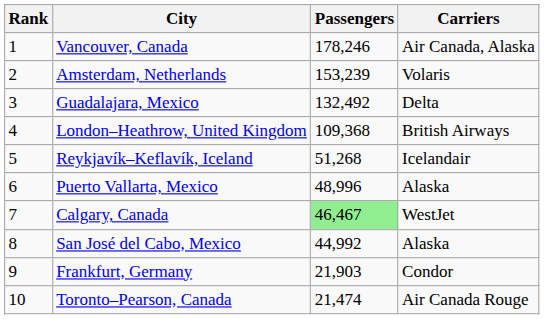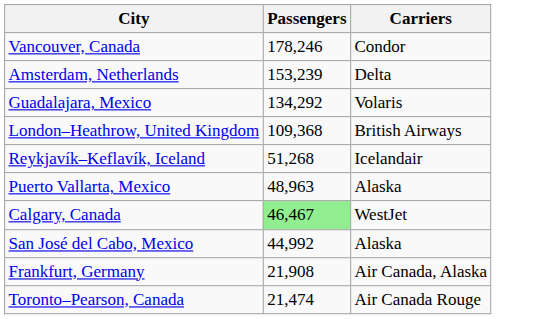- column: (28, 18)
(468, 46) Air Canada, Alaska -> (380, 46) Condor
(426, 74) Volaris -> (373, 74) Delta
(342, 102) 132,492 -> (295, 102) 134,292
(420, 102) Delta -> (378, 102) Volaris
(338, 187) 48,996 -> (291, 187) 48,963
(338, 271) 21,903 -> (291, 271) 21,908
(428, 271) Condor -> (421, 271) Air Canada, Alaska
